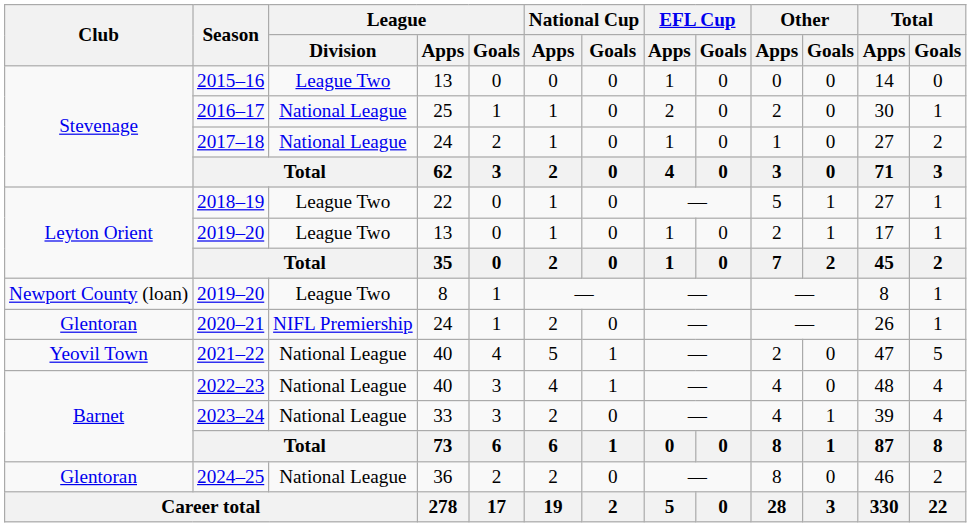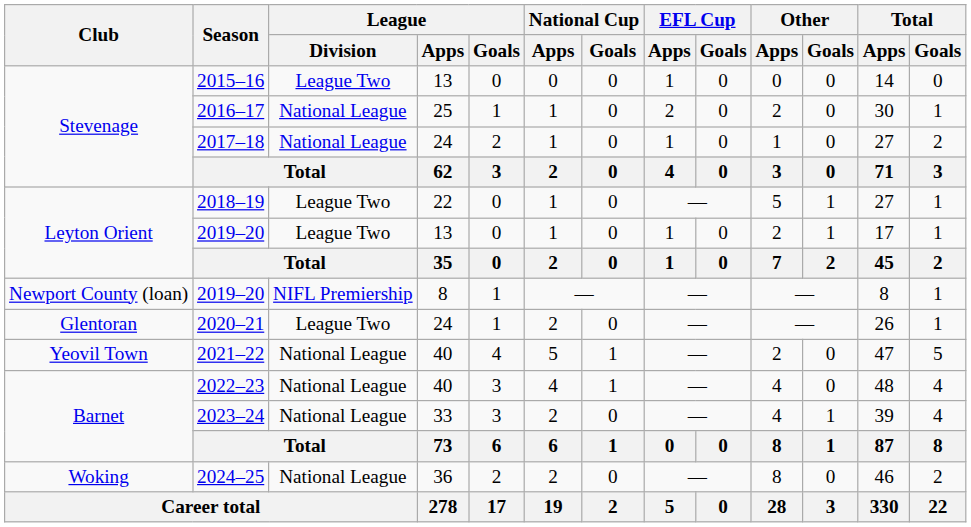(343, 293) League Two -> (343, 293) NIFL Premiership
(343, 324) NIFL Premiership -> (343, 324) League Two
(99, 476) Glentoran -> (99, 476) Woking
